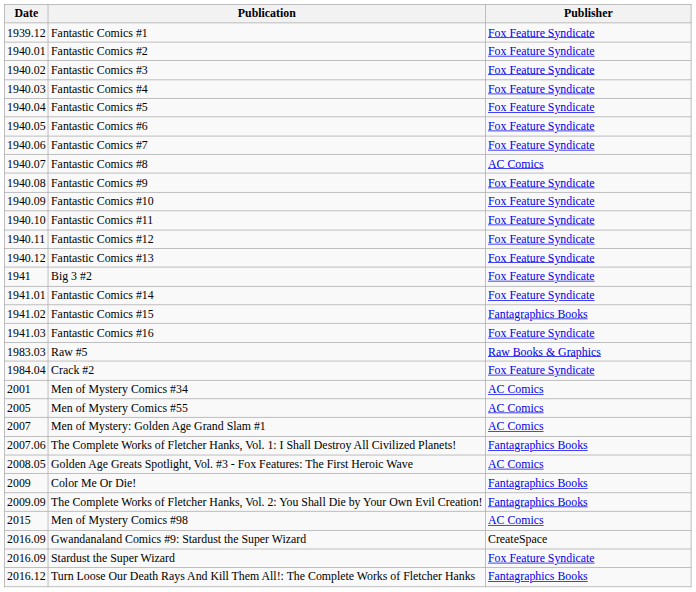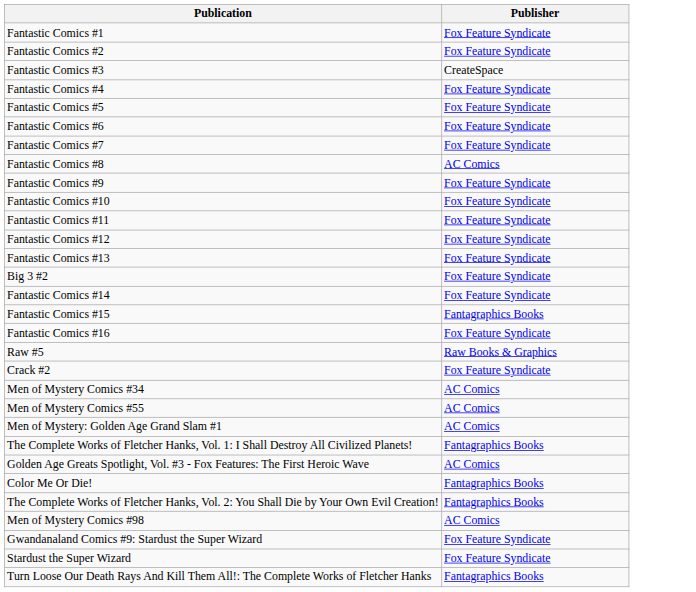- column: (26, 13)
(541, 70) Fox Feature Syndicate -> (474, 70) CreateSpace
(518, 539) CreateSpace -> (497, 539) Fox Feature Syndicate
